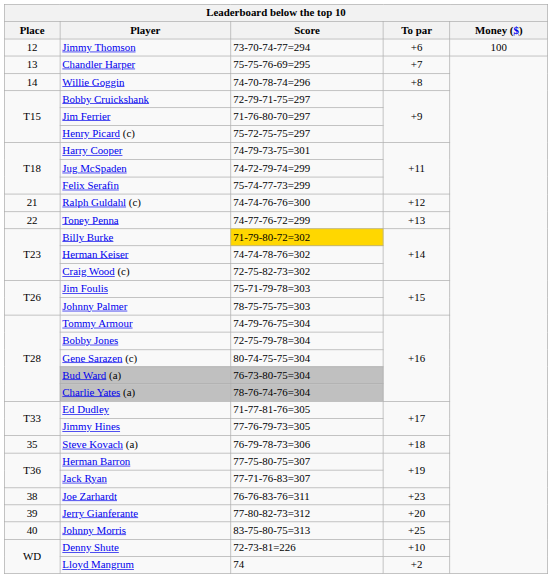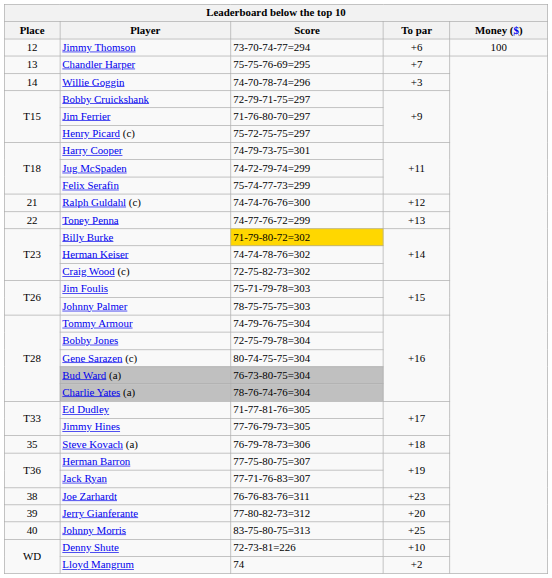(417, 82) +8 -> (417, 82) +3
